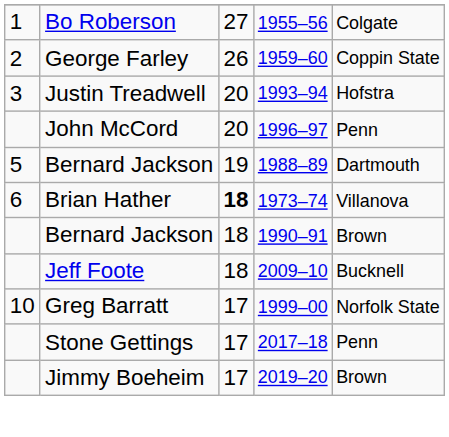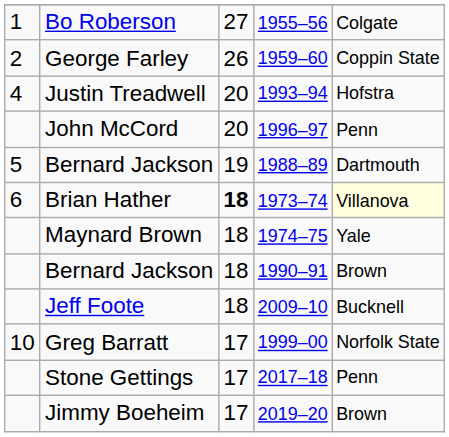(16, 93) 3 -> (16, 93) 4
(372, 200) no background -> (372, 200) lightyellow background
+ row: (124, 235)
